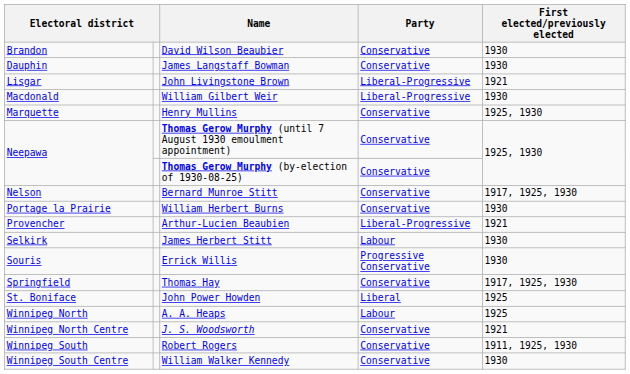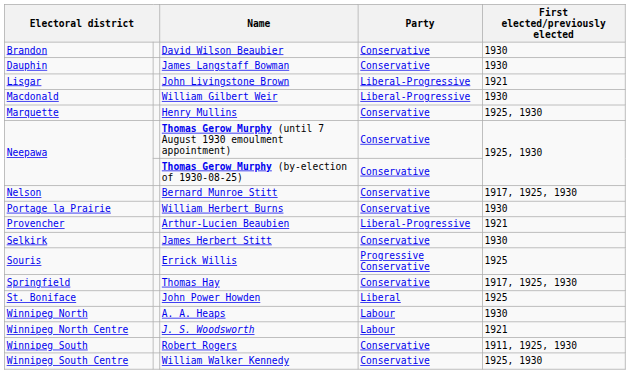(378, 240) Labour -> (395, 240) Conservative
(496, 261) 1930 -> (496, 261) 1925
(496, 314) 1925 -> (496, 314) 1930
(395, 330) Conservative -> (378, 330) Labour
(496, 361) 1930 -> (513, 361) 1925, 1930
